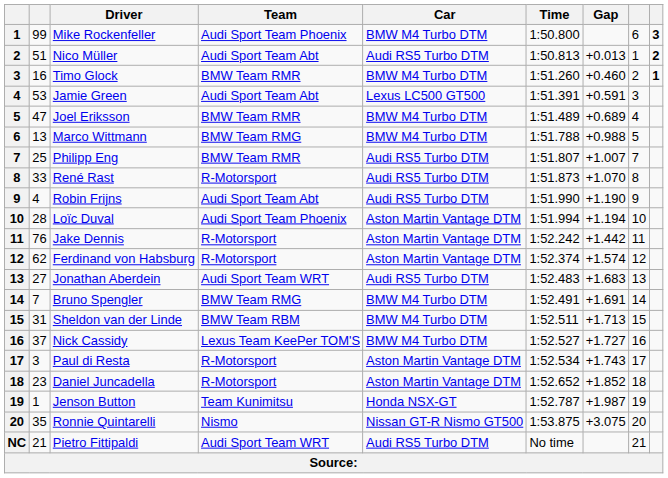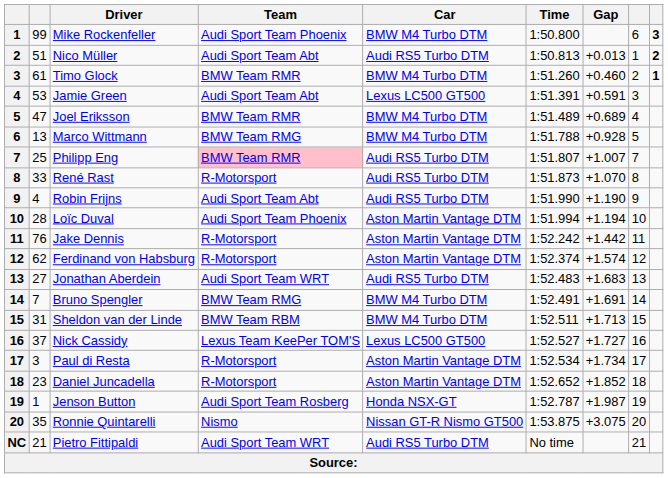(39, 75) 16 -> (39, 75) 61
(606, 136) +0.988 -> (606, 136) +0.928
(251, 157) no background -> (251, 157) pink background
(427, 340) BMW M4 Turbo DTM -> (426, 340) Lexus LC500 GT500
(606, 360) +1.743 -> (606, 360) +1.734
(247, 401) Team Kunimitsu -> (275, 401) Audi Sport Team Rosberg
